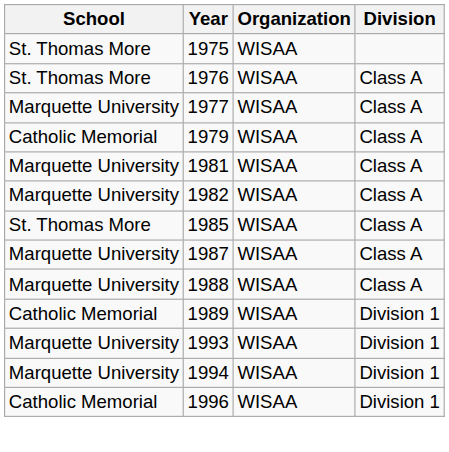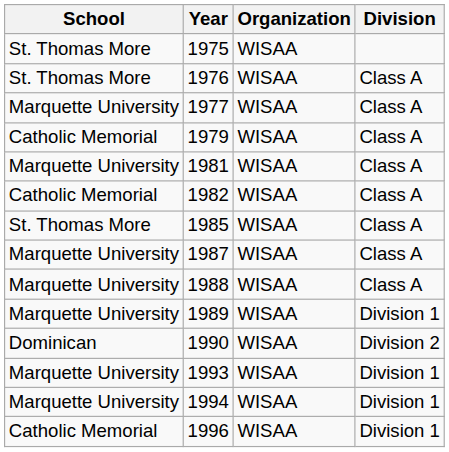(94, 195) Marquette University -> (83, 195) Catholic Memorial
(83, 313) Catholic Memorial -> (94, 313) Marquette University
+ row: (208, 343)
